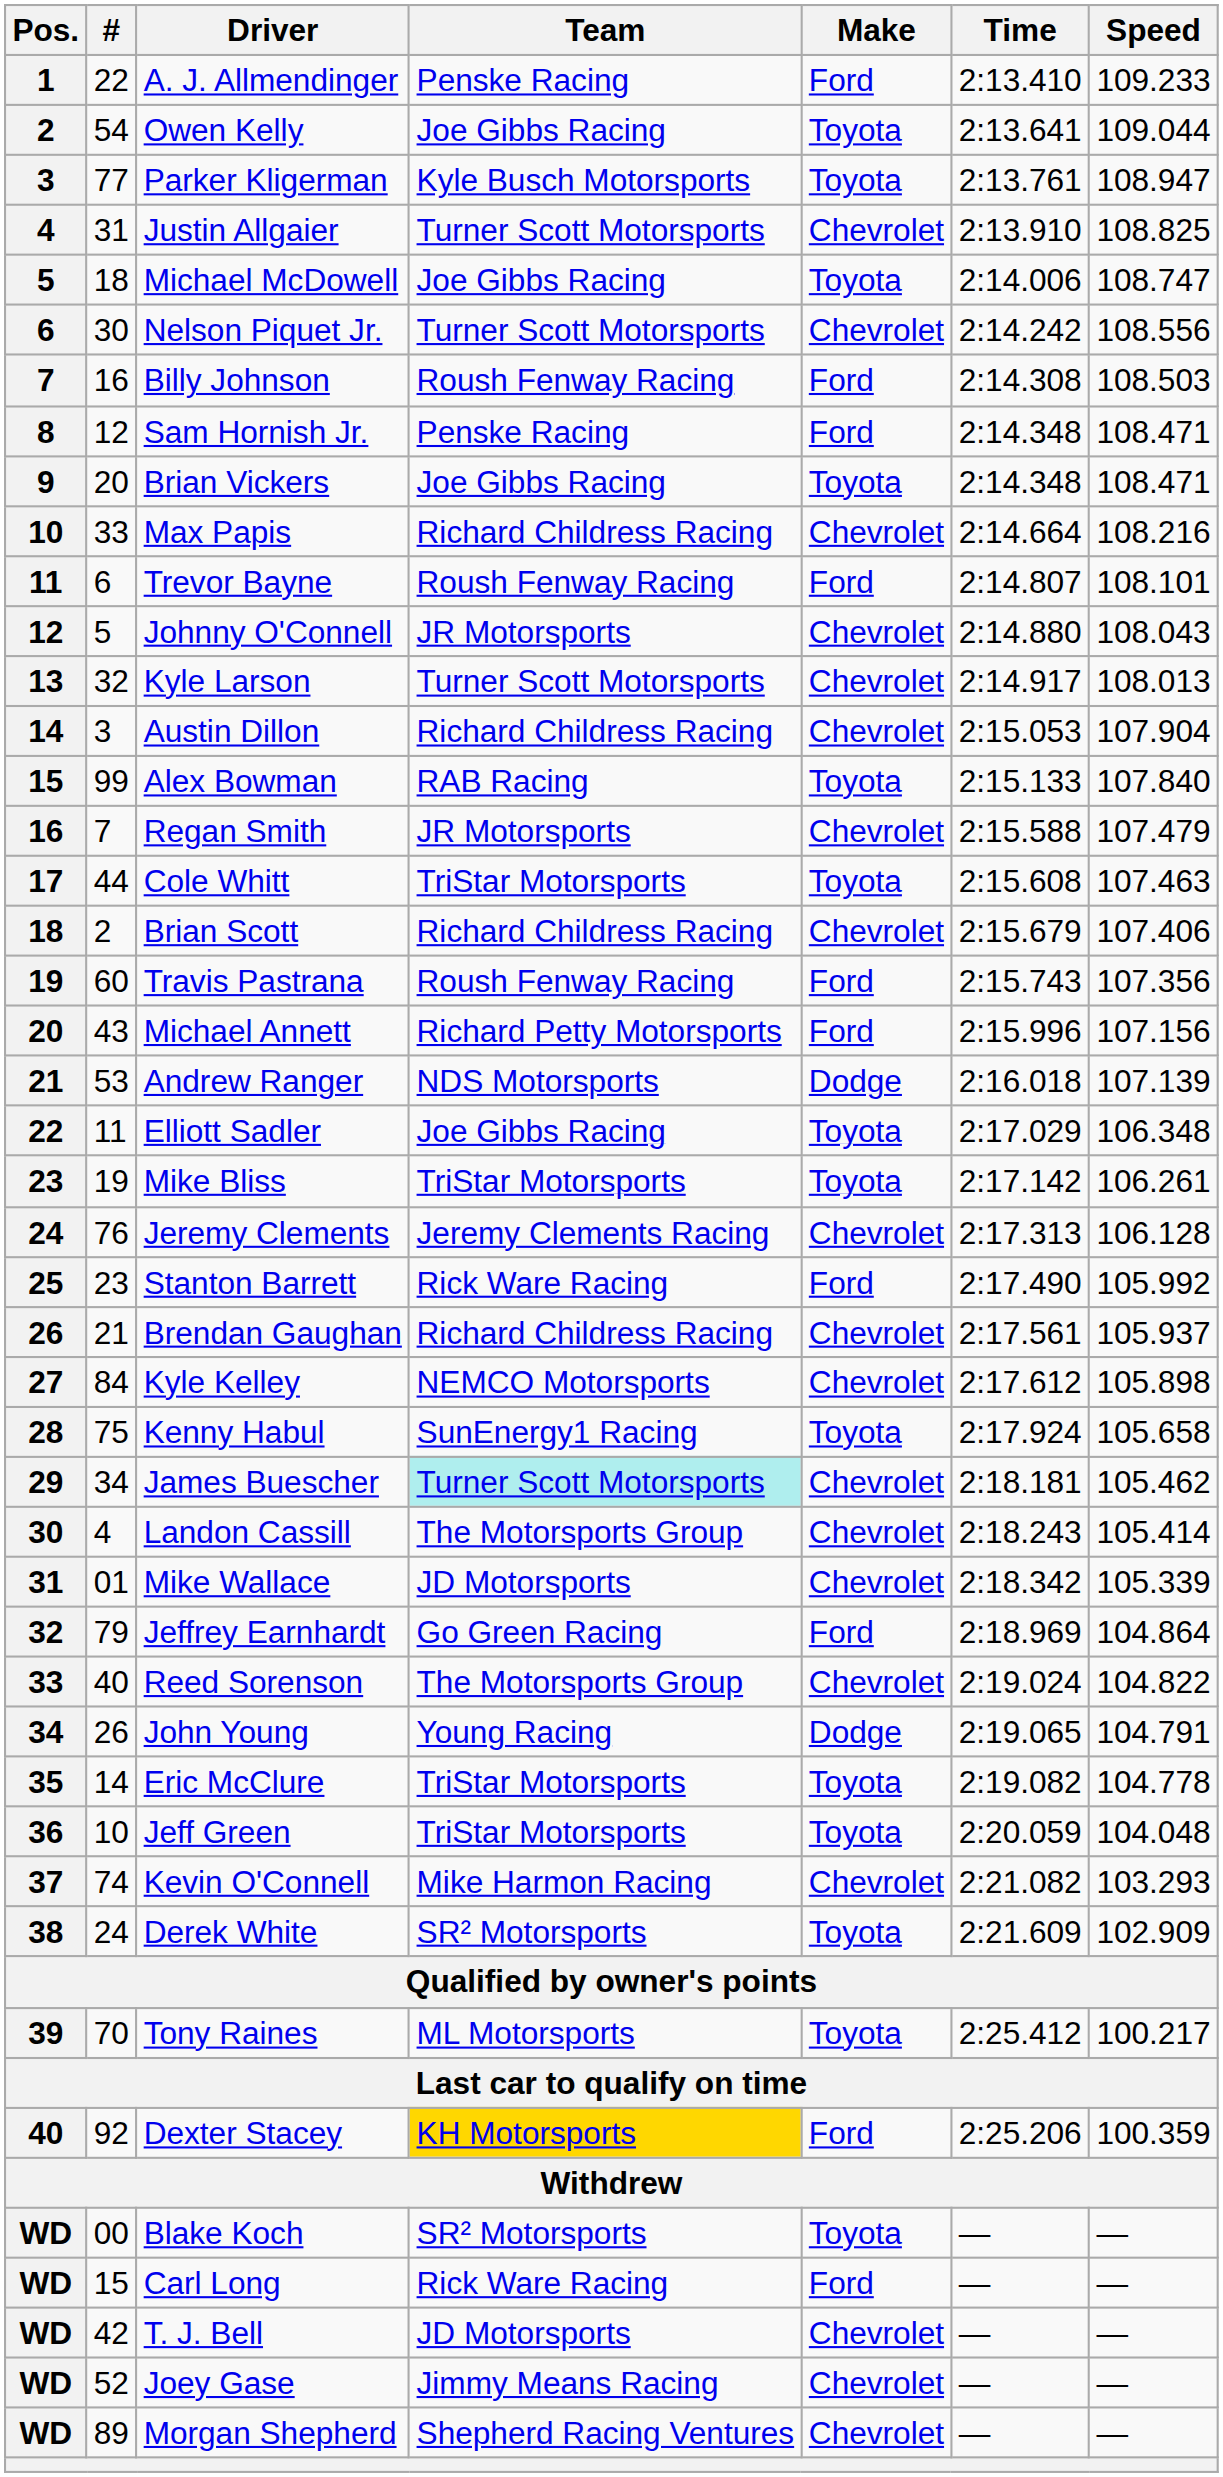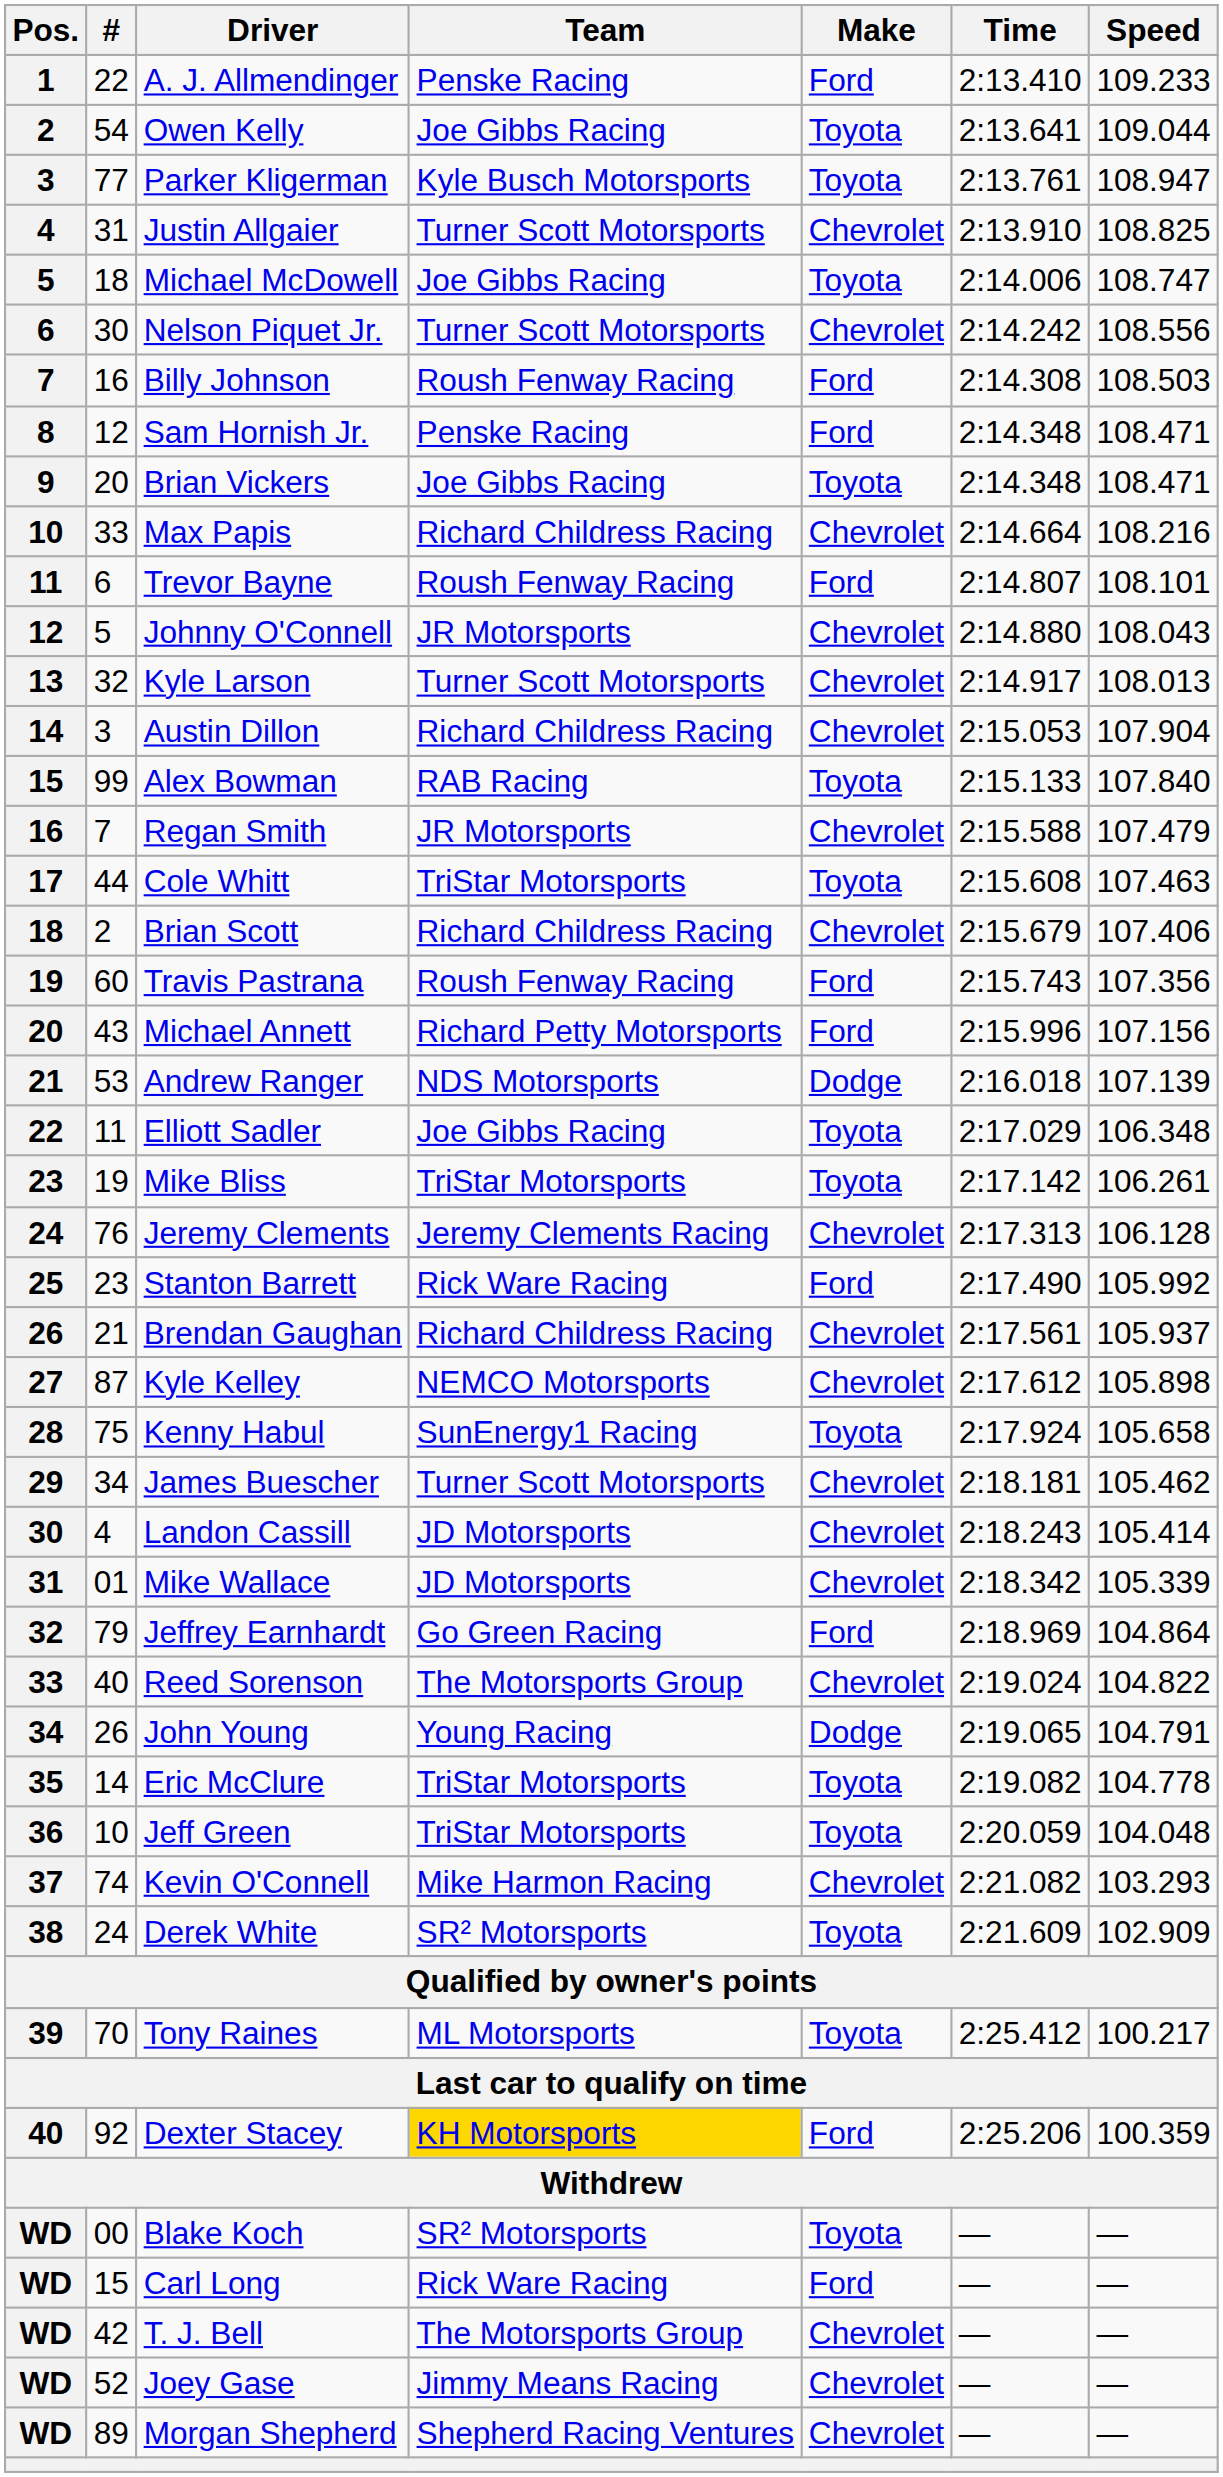(111, 1382) 84 -> (111, 1382) 87
(591, 1482) paleturquoise background -> (591, 1482) no background
(580, 1532) The Motorsports Group -> (524, 1532) JD Motorsports
(524, 2333) JD Motorsports -> (580, 2333) The Motorsports Group
